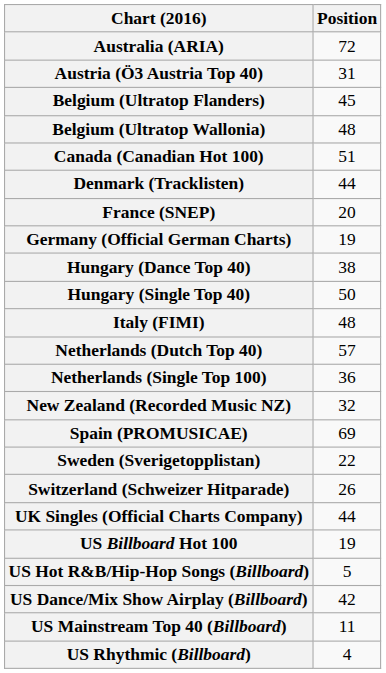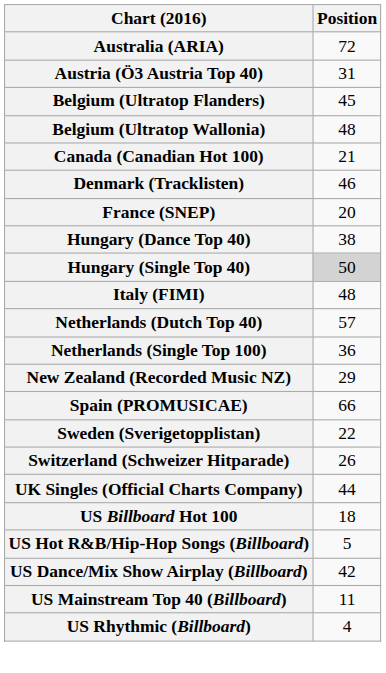(347, 156) 51 -> (347, 156) 21
(347, 184) 44 -> (347, 184) 46
- row: (159, 239)
(347, 294) no background -> (347, 267) lightgrey background
(347, 405) 32 -> (347, 377) 29
(347, 433) 69 -> (347, 405) 66
(347, 543) 19 -> (347, 516) 18
